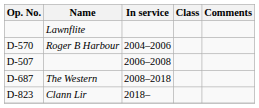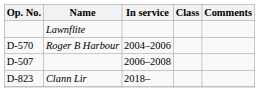- row: (20, 78)
